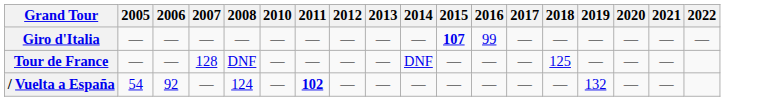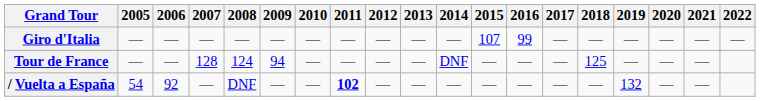+ column: (277, 15)
(454, 38) bold -> (489, 38) normal
(242, 61) DNF -> (242, 61) 124
(242, 84) 124 -> (242, 84) DNF
